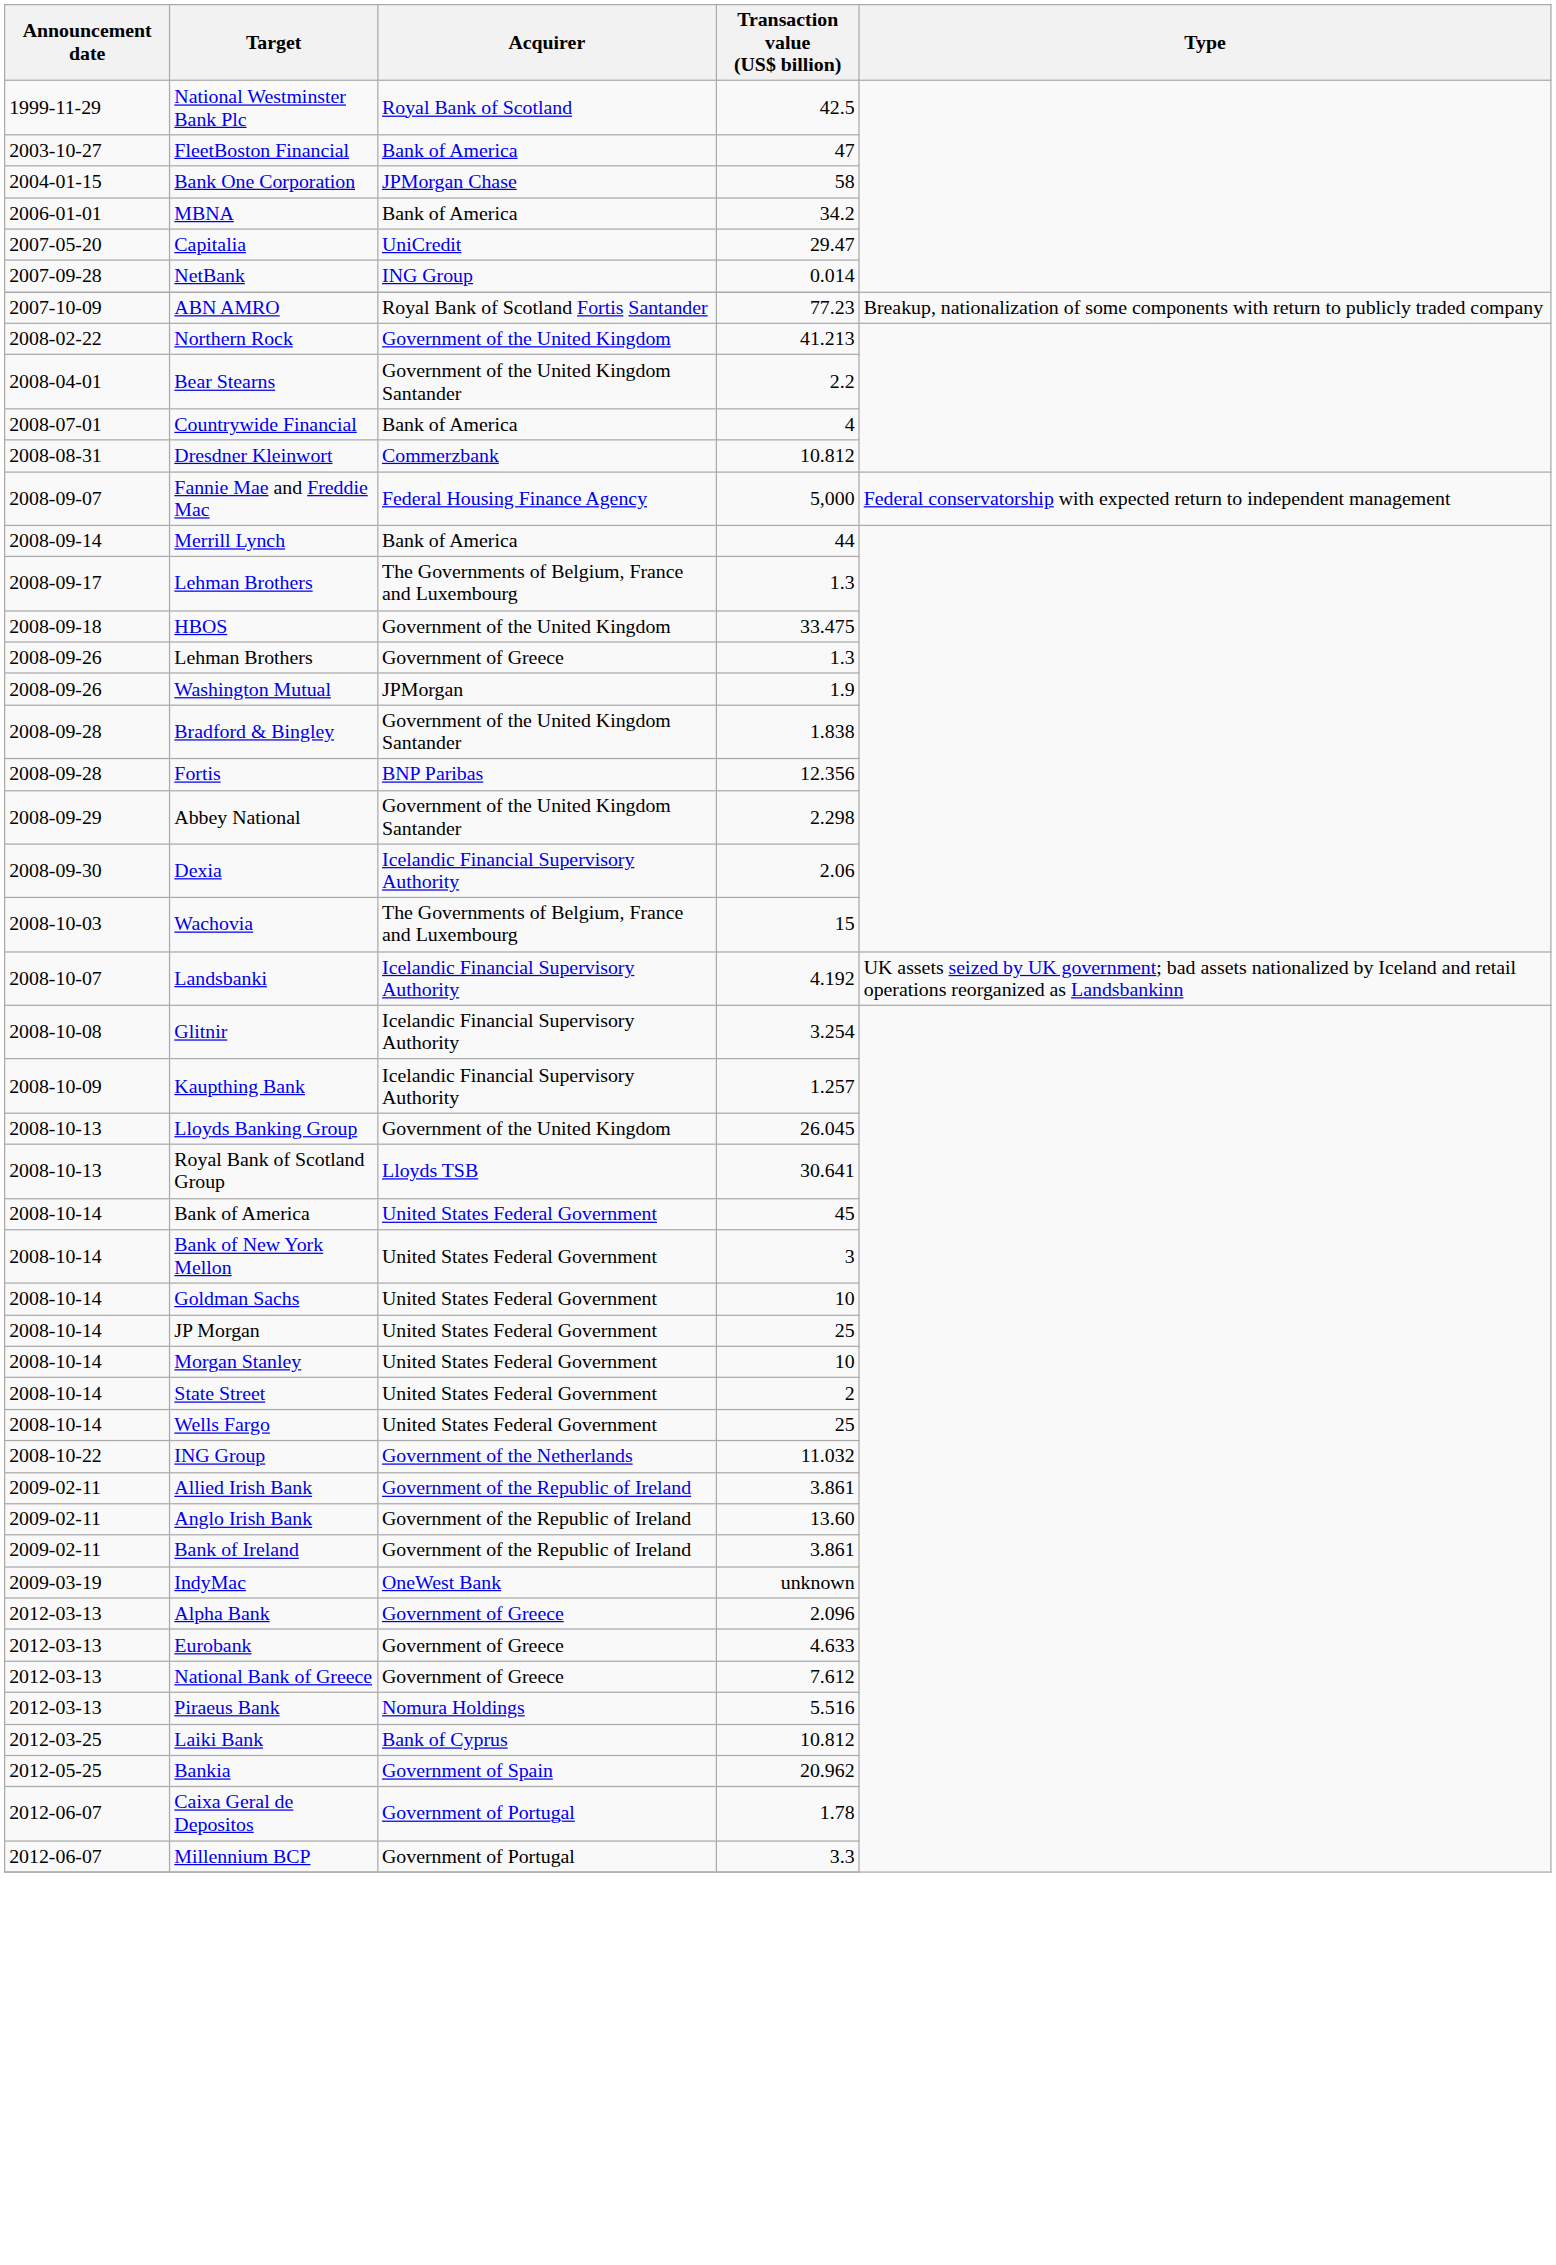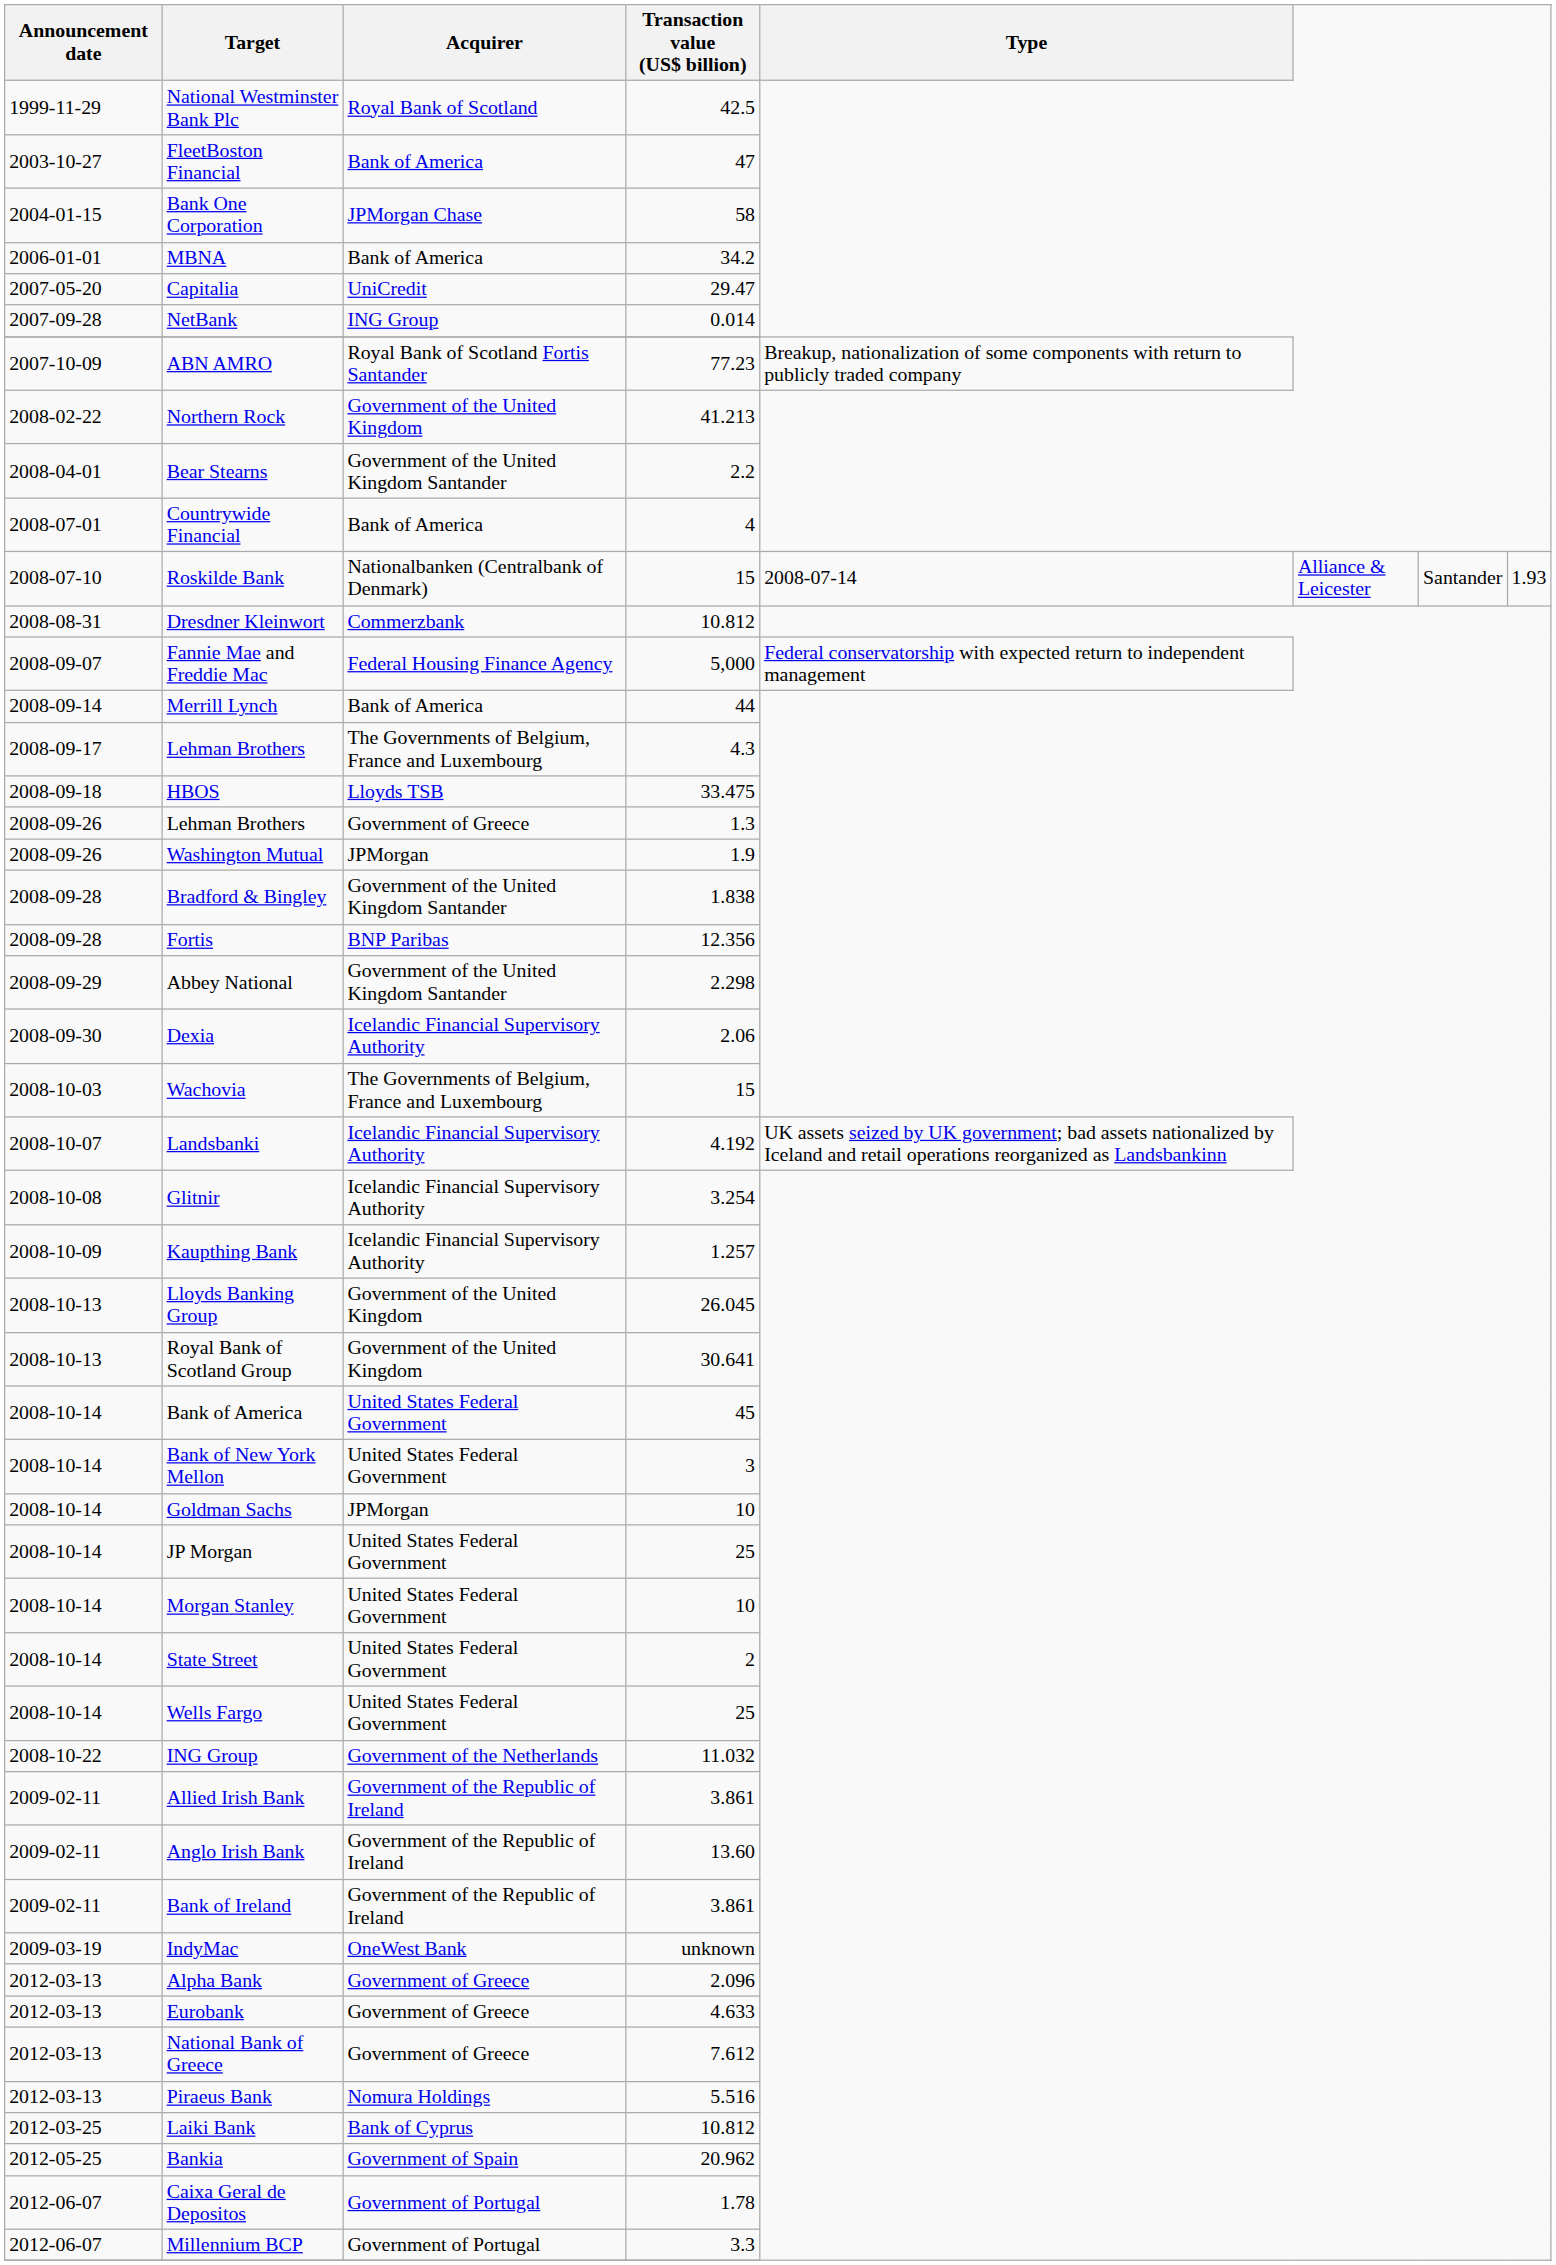+ row: (55, 578)
(842, 583) 1.3 -> (743, 748) 4.3
(526, 626) Government of the United Kingdom -> (395, 791) Lloyds TSB
(430, 1171) Lloyds TSB -> (452, 1358) Government of the United Kingdom
(519, 1298) United States Federal Government -> (388, 1509) JPMorgan
